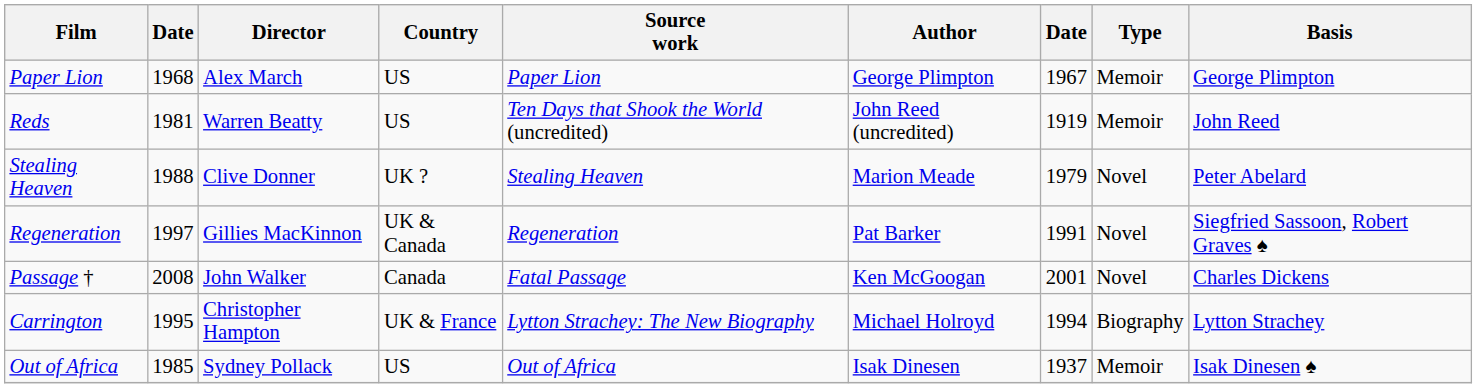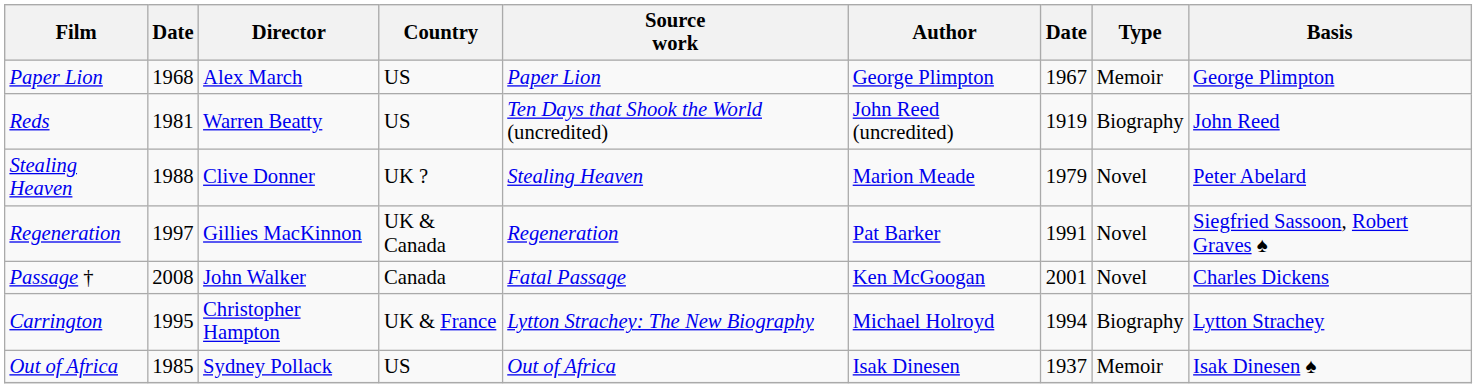(1130, 121) Memoir -> (1140, 121) Biography
